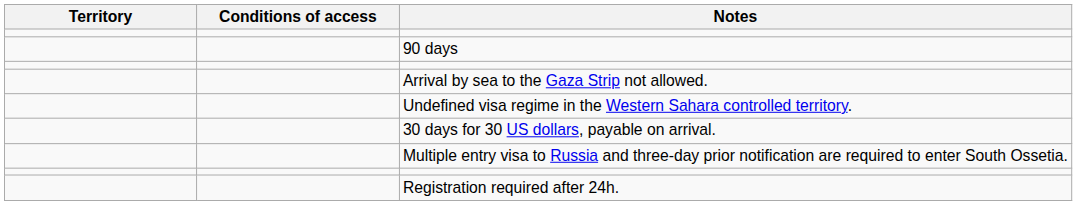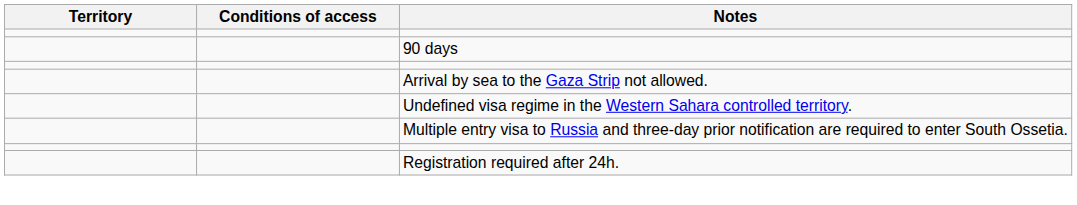- row: (101, 131)
